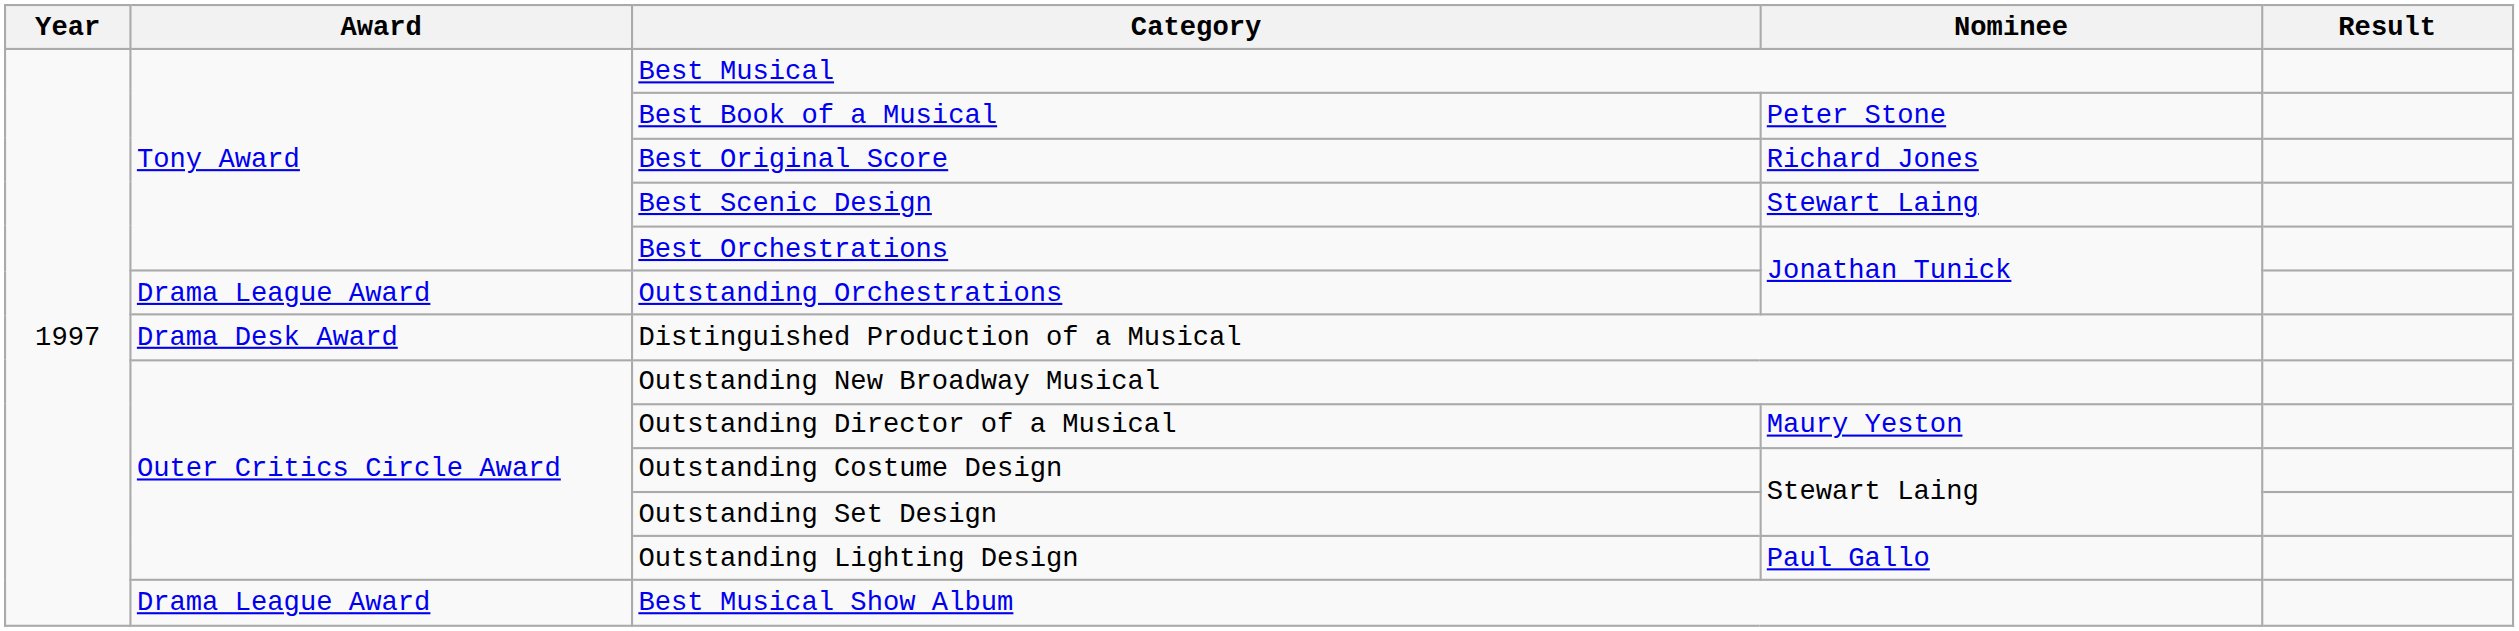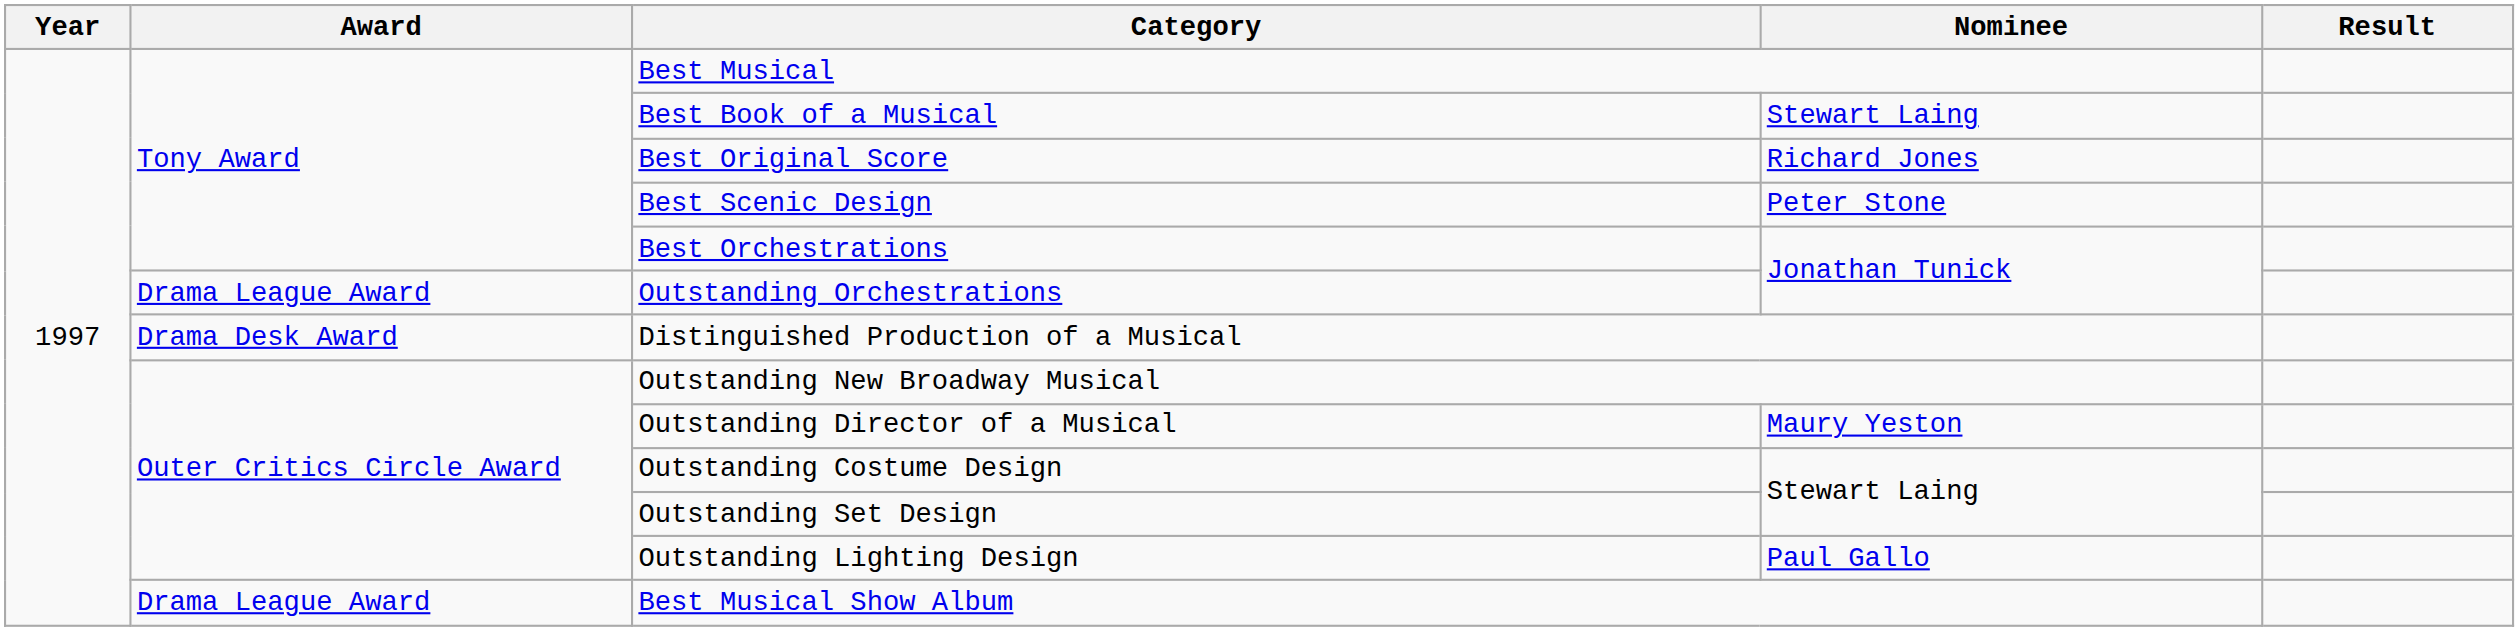(1856, 116) Peter Stone -> (1873, 116) Stewart Laing
(1873, 204) Stewart Laing -> (1856, 204) Peter Stone
